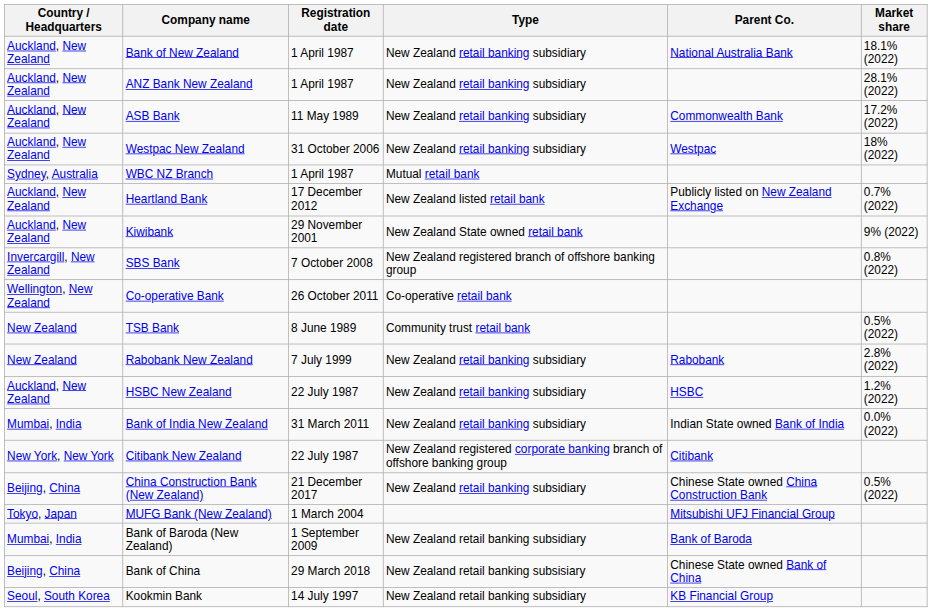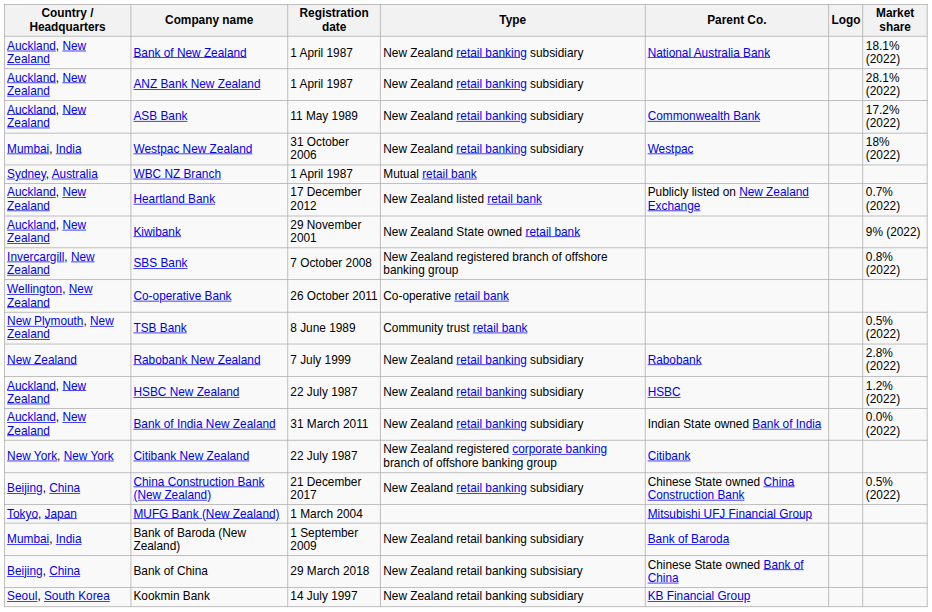+ column: (846, 20)
(47, 148) Auckland, New Zealand -> (44, 148) Mumbai, India
(42, 328) New Zealand -> (60, 328) New Plymouth, New Zealand
(44, 424) Mumbai, India -> (47, 424) Auckland, New Zealand
